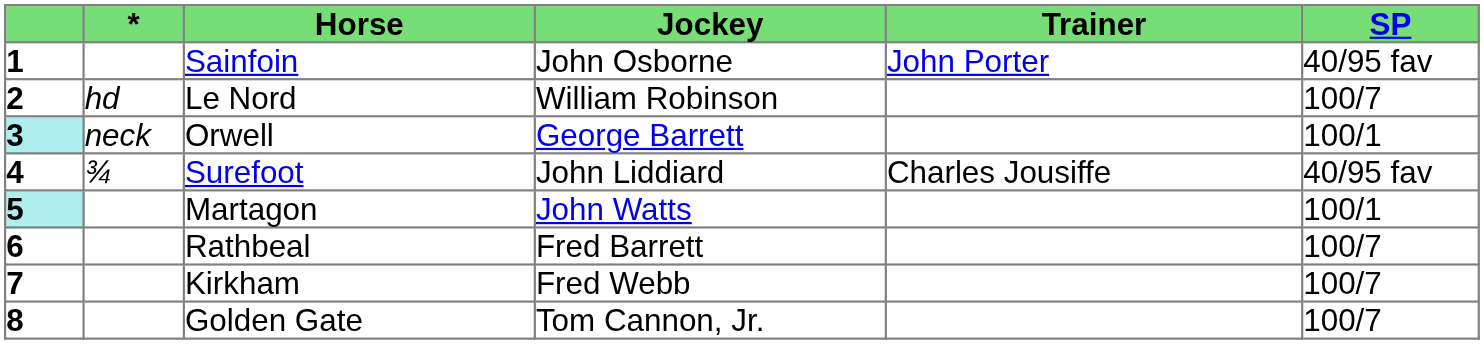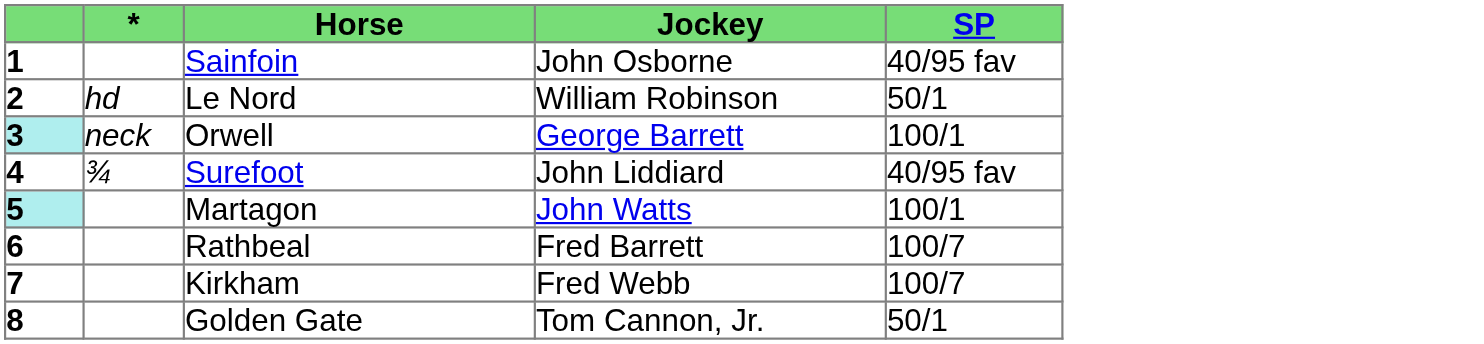- column: (1094, 24)
(1343, 98) 100/7 -> (917, 98) 50/1
(1343, 320) 100/7 -> (917, 320) 50/1
